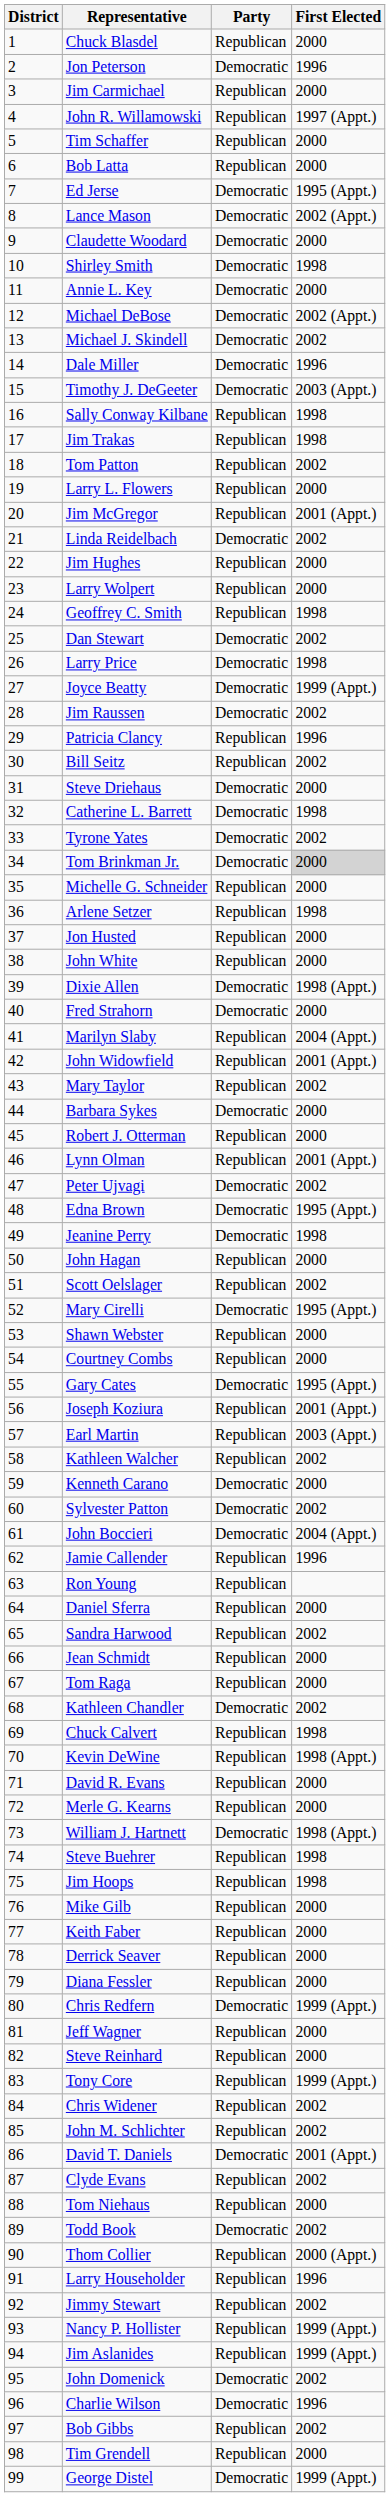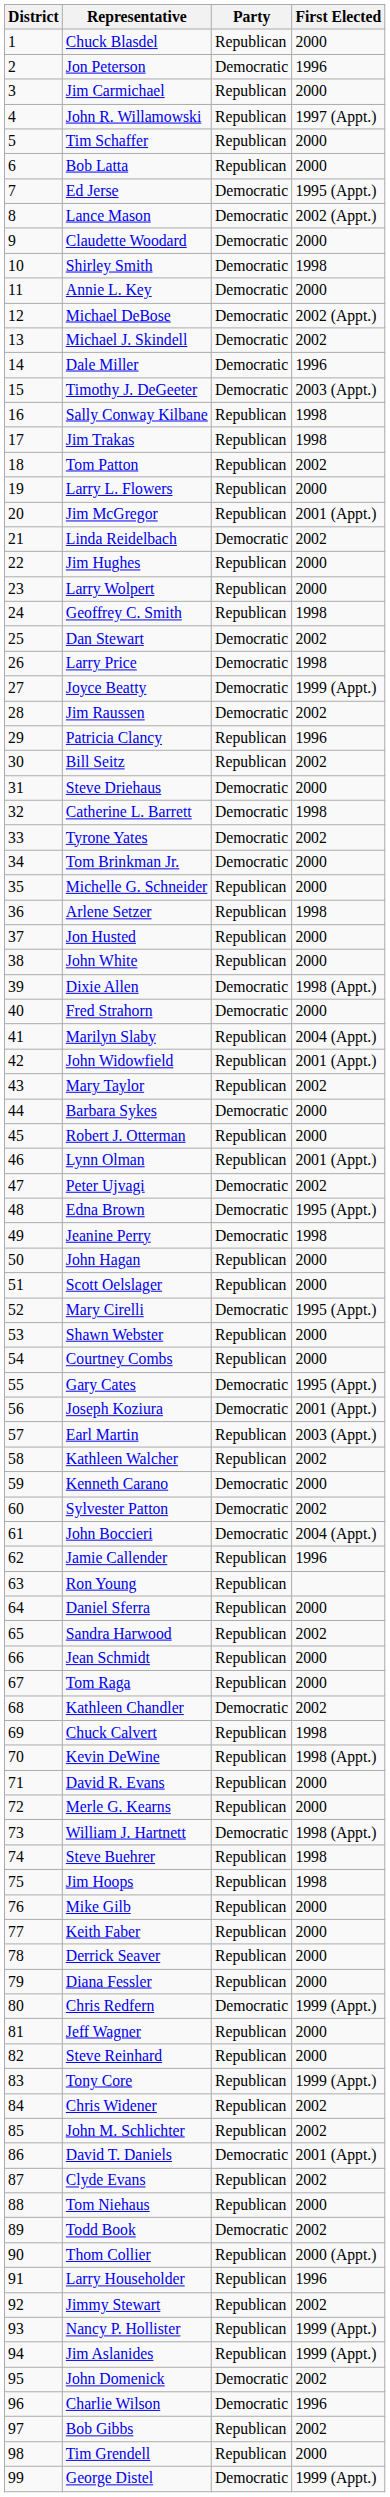(311, 862) lightgrey background -> (311, 862) no background
(311, 1285) 2002 -> (311, 1285) 2000
(251, 1409) Republican -> (252, 1409) Democratic
